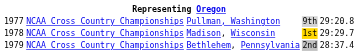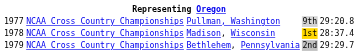(337, 34) 29:29.7 -> (337, 34) 28:37.4
(337, 46) 28:37.4 -> (337, 46) 29:29.7
